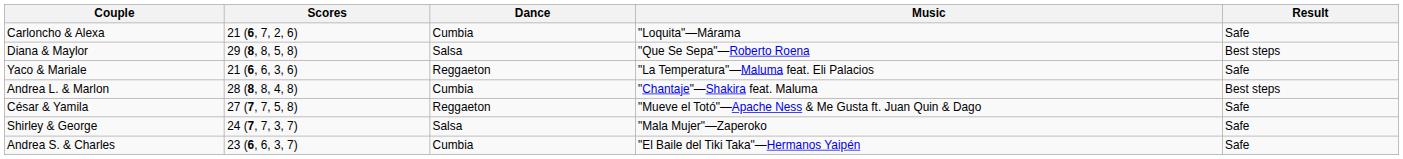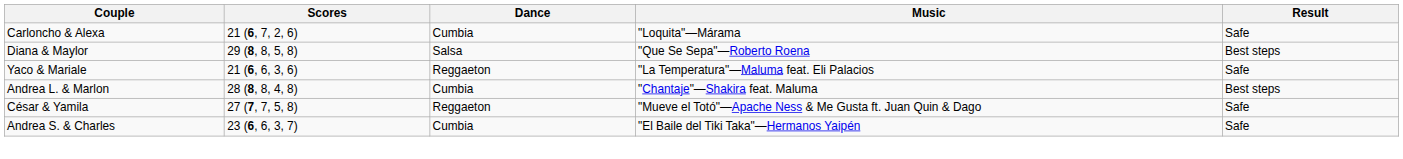- row: (52, 126)
